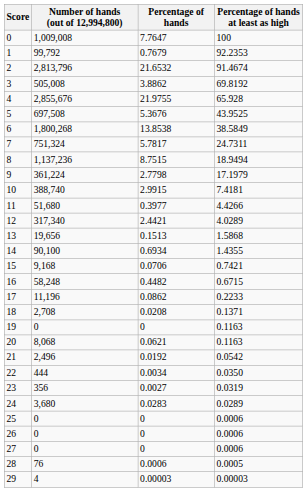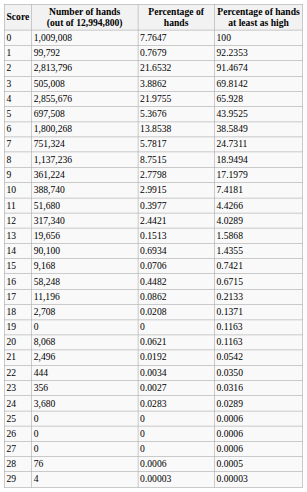(232, 83) 69.8192 -> (232, 83) 69.8142
(230, 296) 0.2233 -> (230, 296) 0.2133
(230, 388) 0.0319 -> (230, 388) 0.0316
